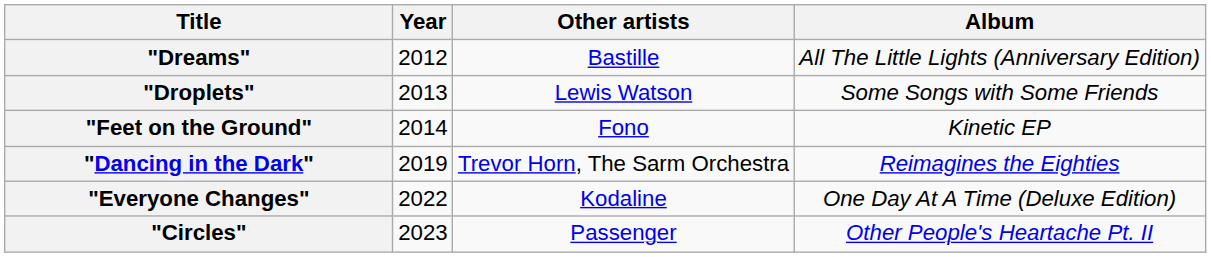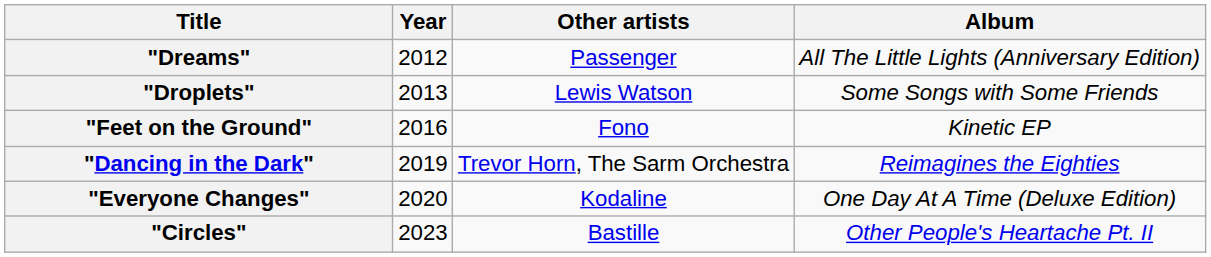(623, 57) Bastille -> (623, 57) Passenger
(423, 127) 2014 -> (423, 127) 2016
(423, 198) 2022 -> (423, 198) 2020
(623, 233) Passenger -> (623, 233) Bastille
